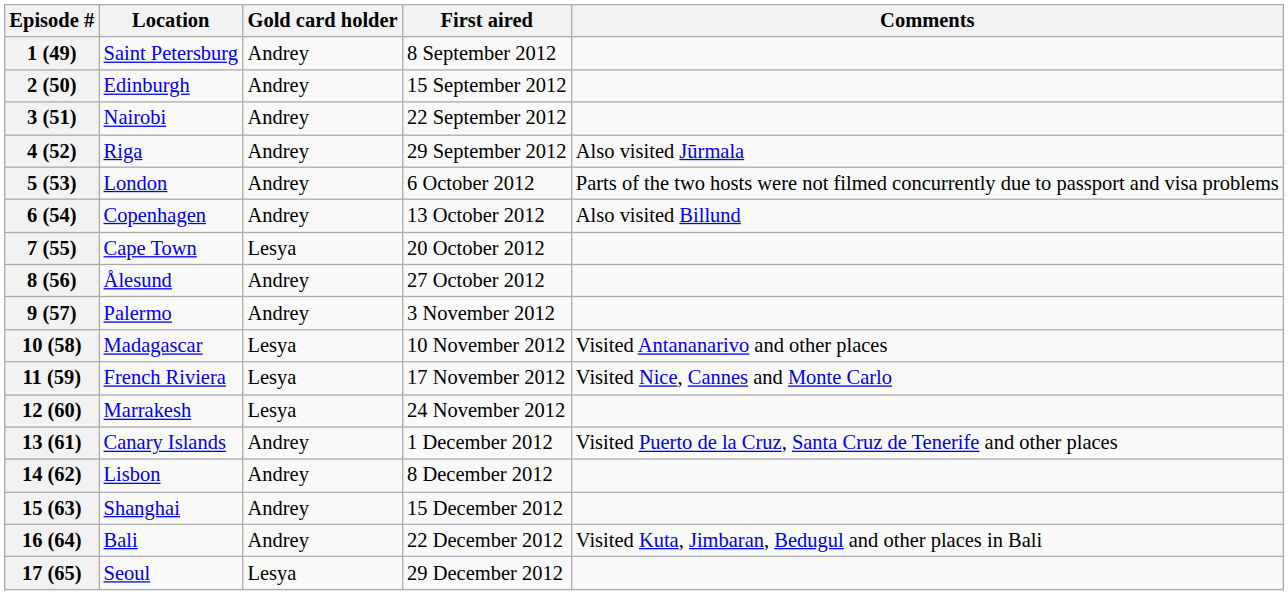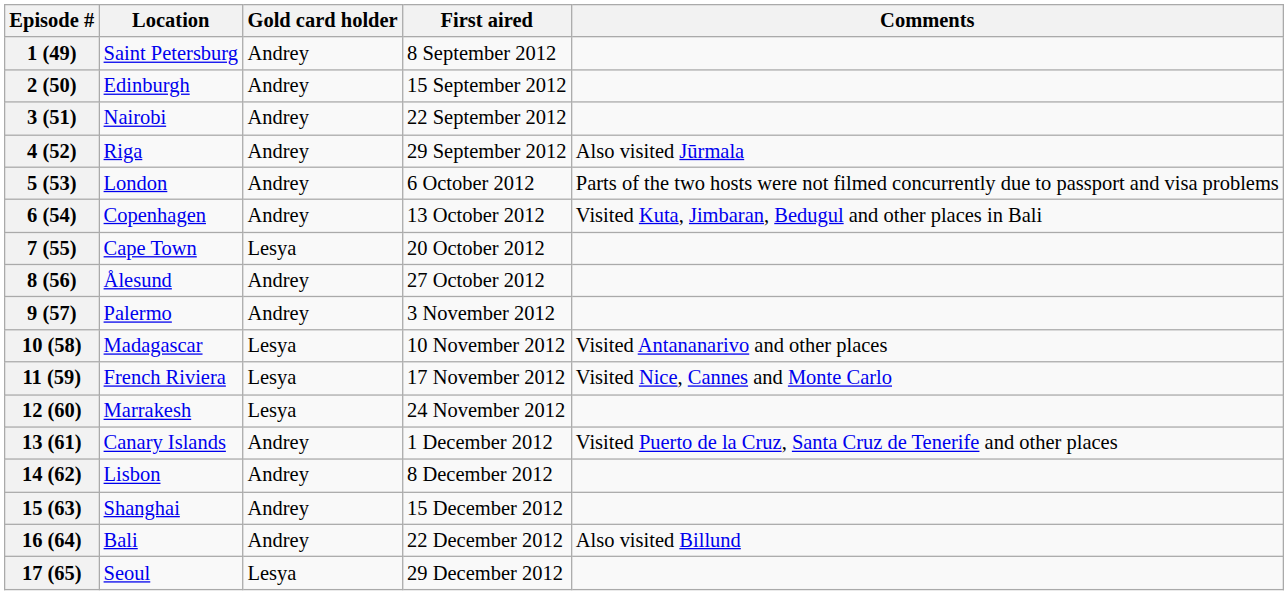(658, 215) Also visited Billund -> (809, 215) Visited Kuta, Jimbaran, Bedugul and other places in Bali
(809, 540) Visited Kuta, Jimbaran, Bedugul and other places in Bali -> (658, 540) Also visited Billund
